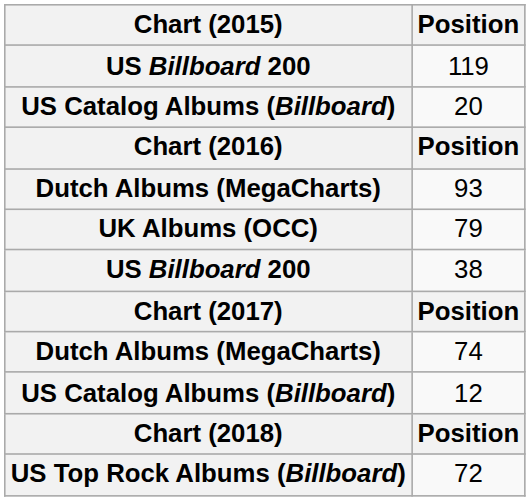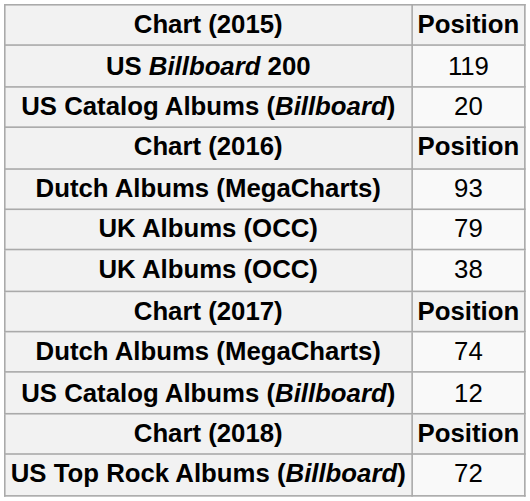(208, 270) US Billboard 200 -> (208, 270) UK Albums (OCC)
